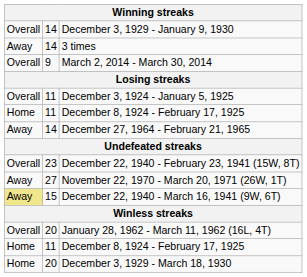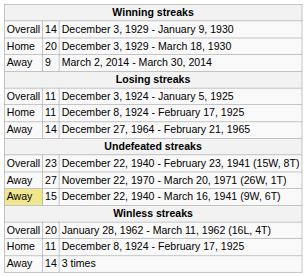rows swapped: (51, 264) <-> (51, 46)
(23, 63) Overall -> (20, 63) Away
